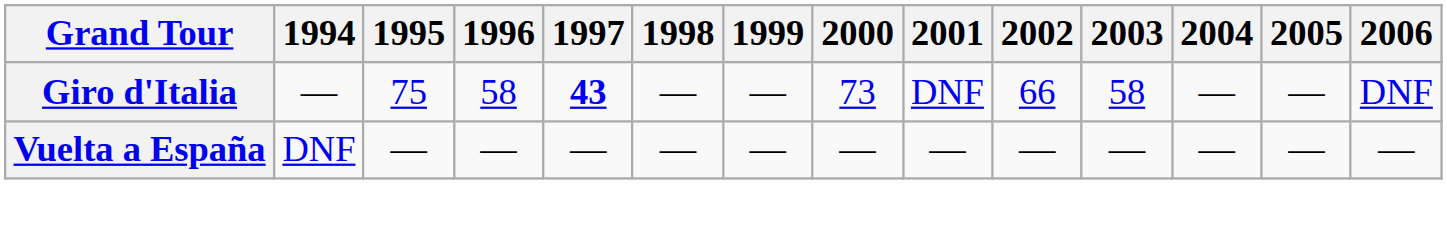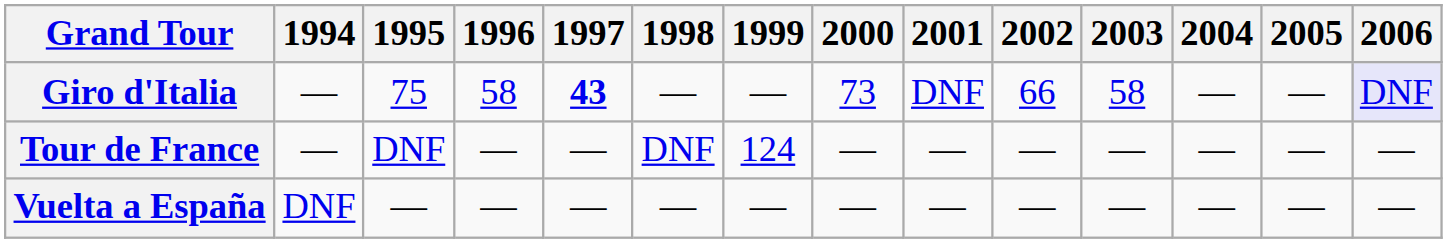(1396, 91) no background -> (1396, 91) lavender background
+ row: (140, 149)
